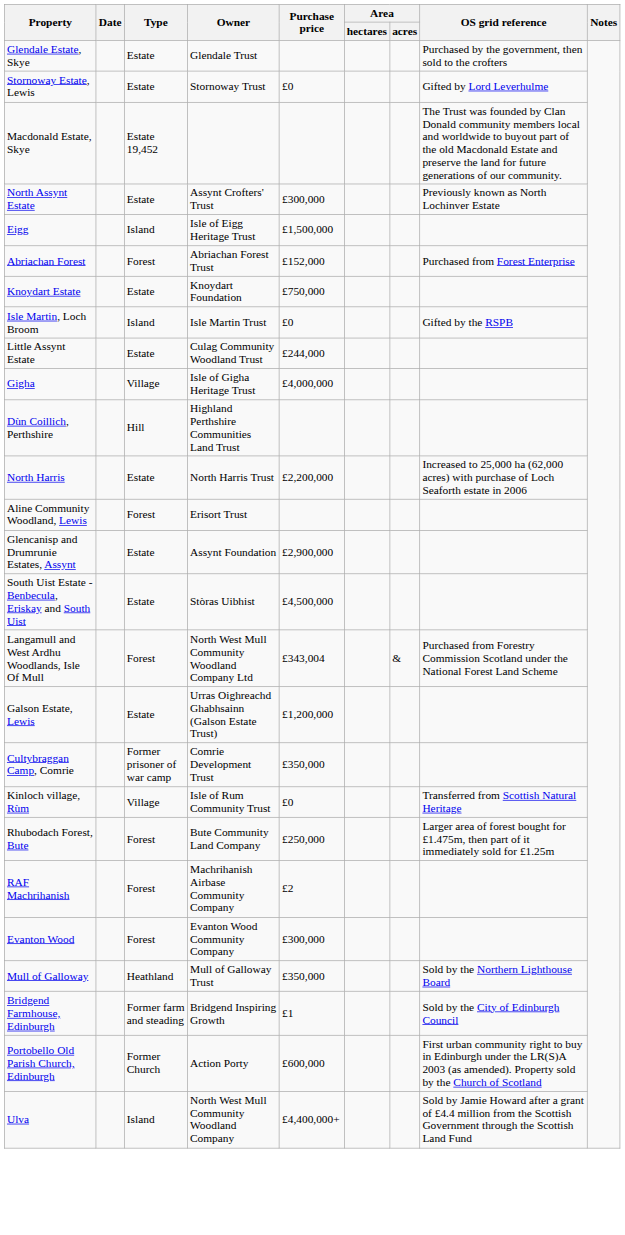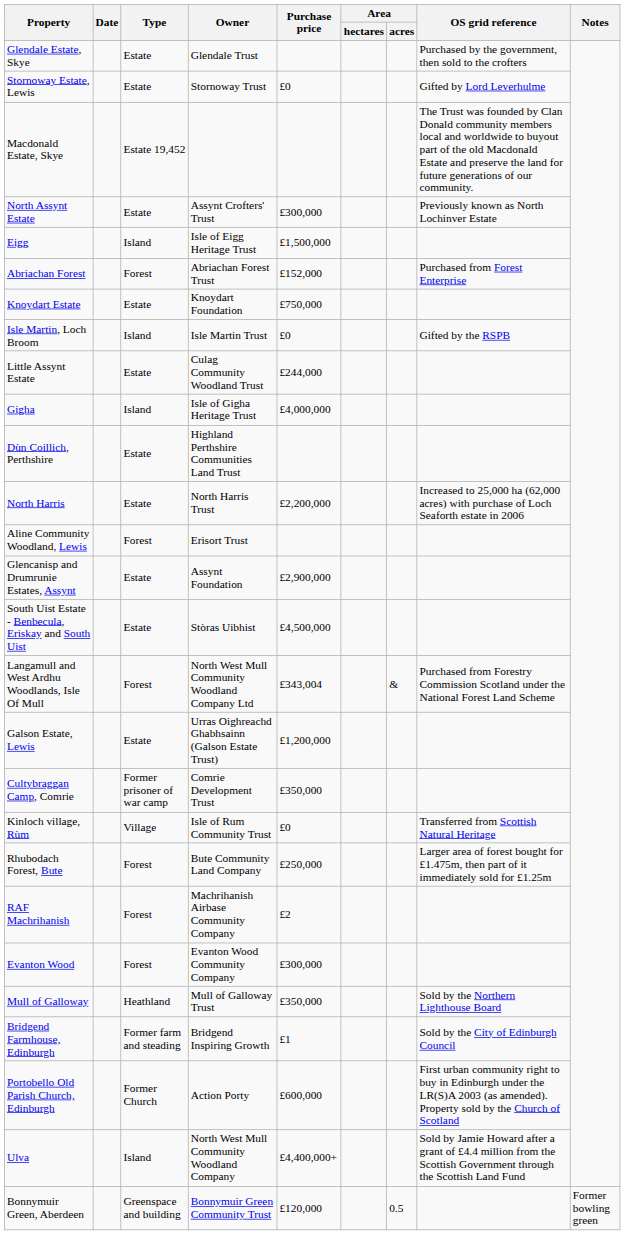(143, 384) Village -> (137, 409) Island
(136, 427) Hill -> (137, 453) Estate
+ row: (45, 1208)
